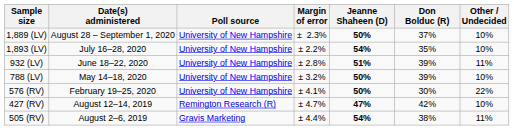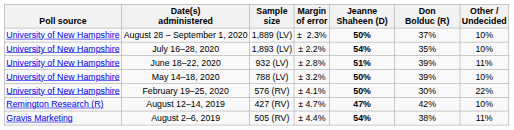columns swapped: (235, 21) <-> (27, 17)
